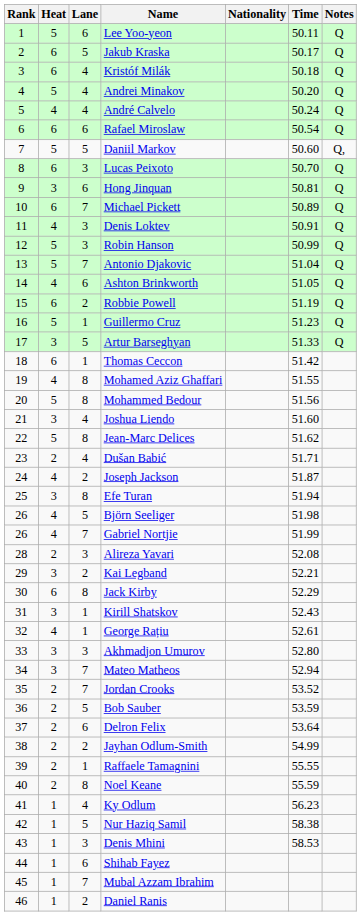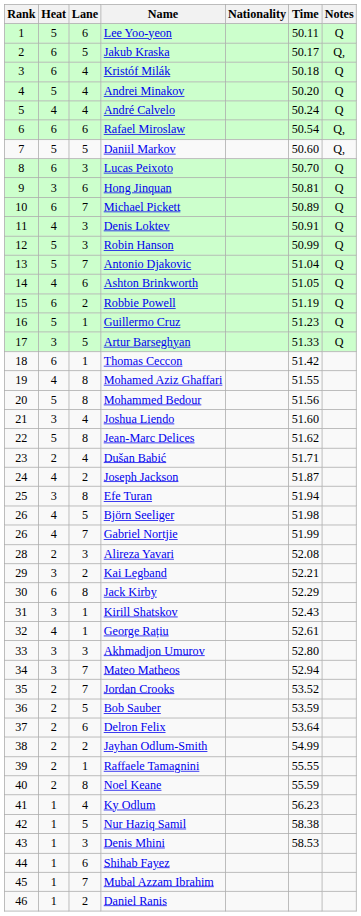(339, 52) Q -> (339, 52) Q,
(339, 129) Q -> (339, 129) Q,
